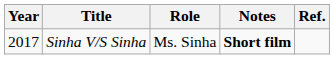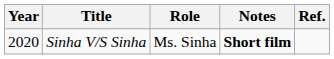(24, 41) 2017 -> (24, 41) 2020
